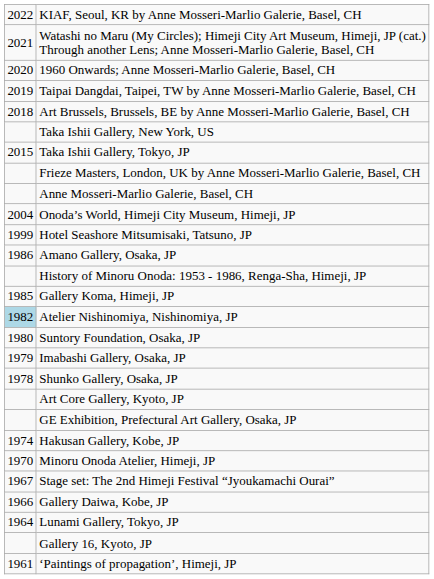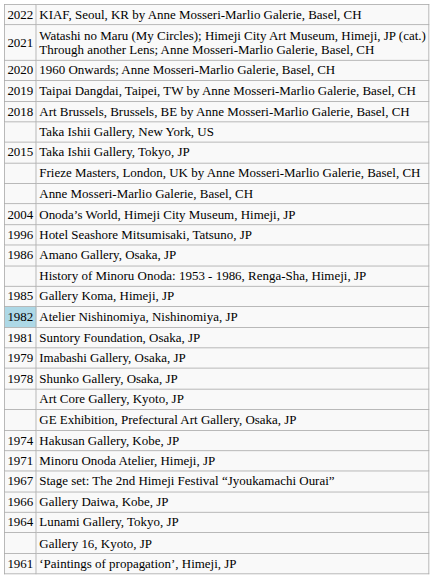(20, 234) 1999 -> (20, 234) 1996
(20, 337) 1980 -> (20, 337) 1981
(20, 460) 1970 -> (20, 460) 1971
